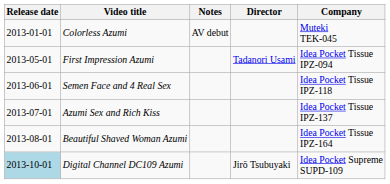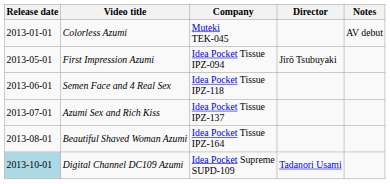columns swapped: (341, 12) <-> (210, 12)
(264, 59) Tadanori Usami -> (308, 59) Jirō Tsubuyaki
(262, 165) Jirō Tsubuyaki -> (310, 165) Tadanori Usami
